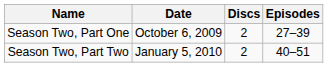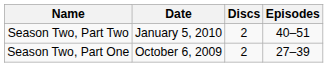rows swapped: (68, 33) <-> (68, 52)
